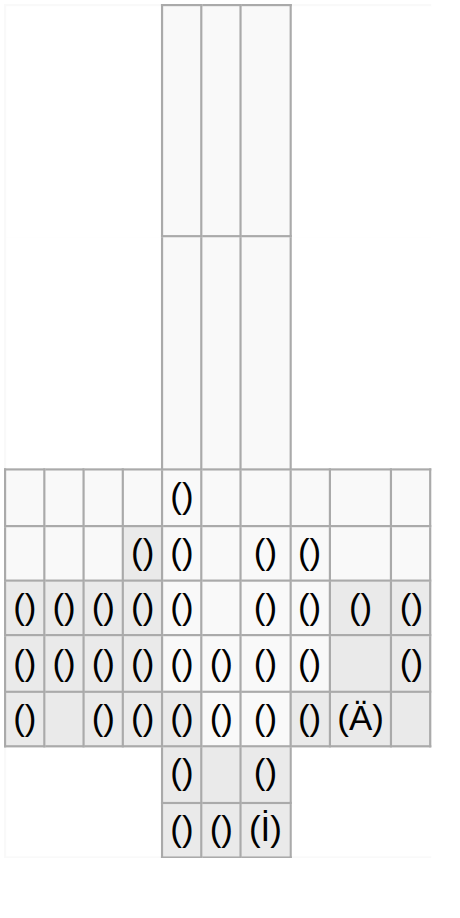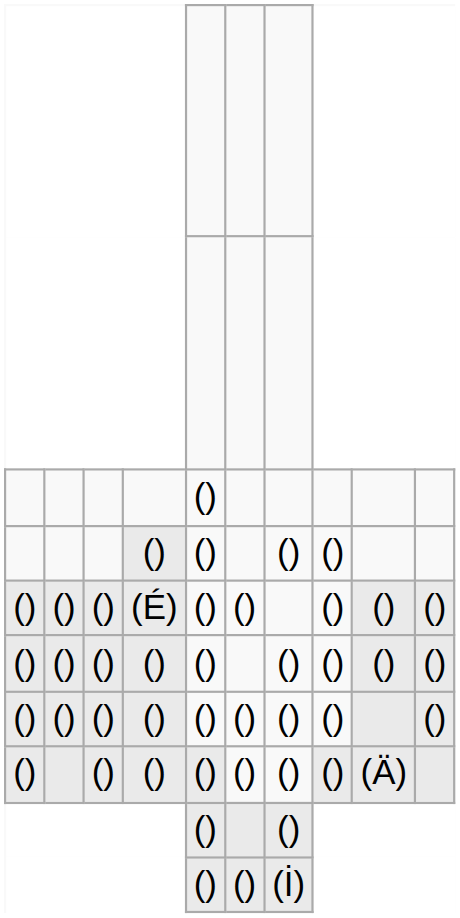+ row: (25, 607)
